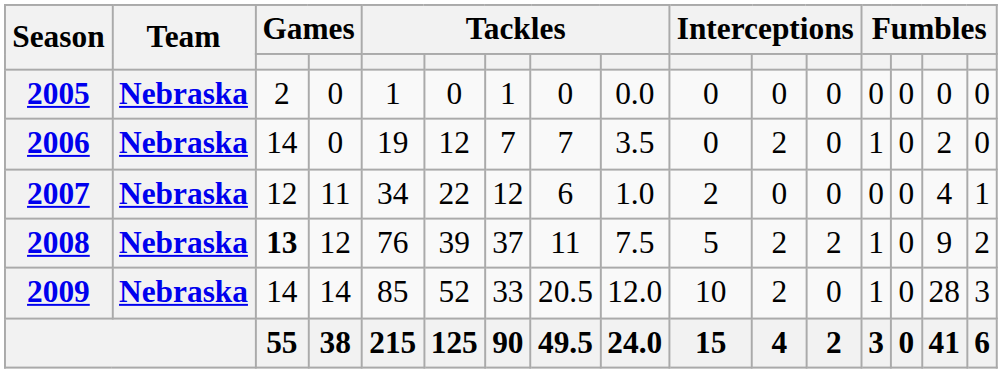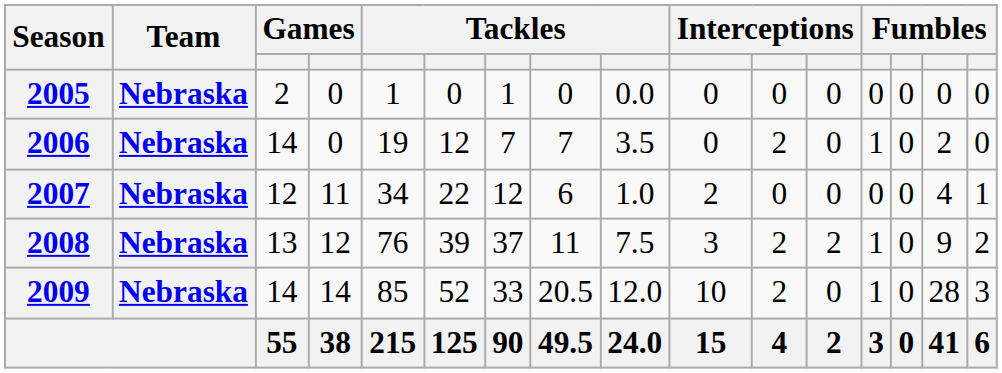(282, 242) bold -> (282, 242) normal
(711, 242) 5 -> (711, 242) 3
